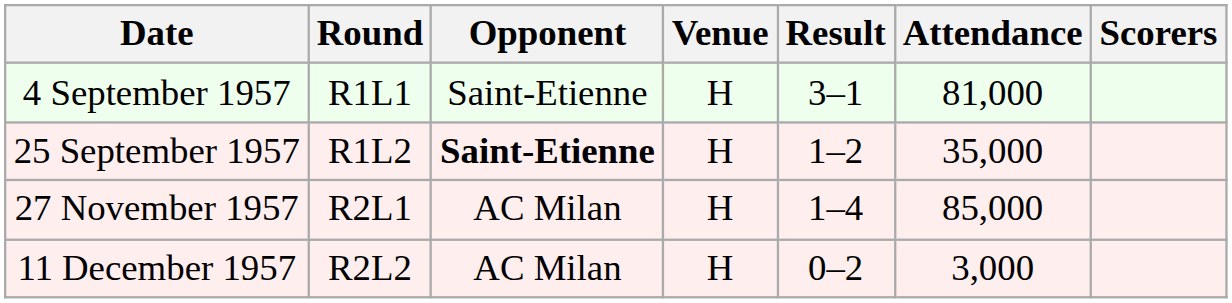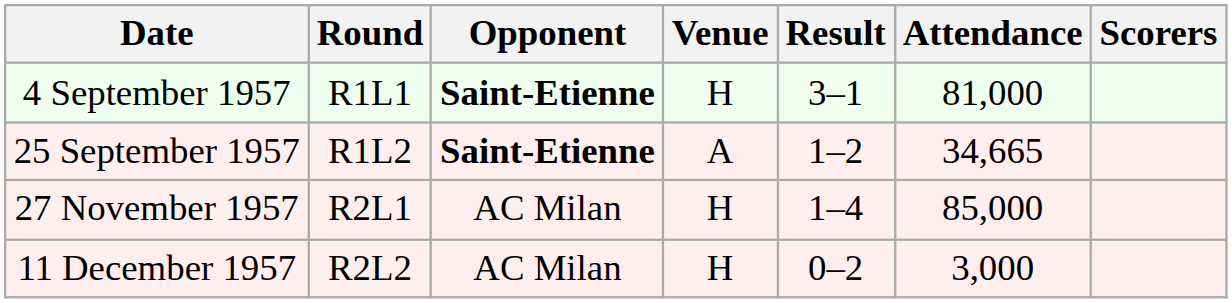(547, 92) normal -> (547, 92) bold
(720, 150) H -> (720, 150) A
(993, 150) 35,000 -> (993, 150) 34,665
